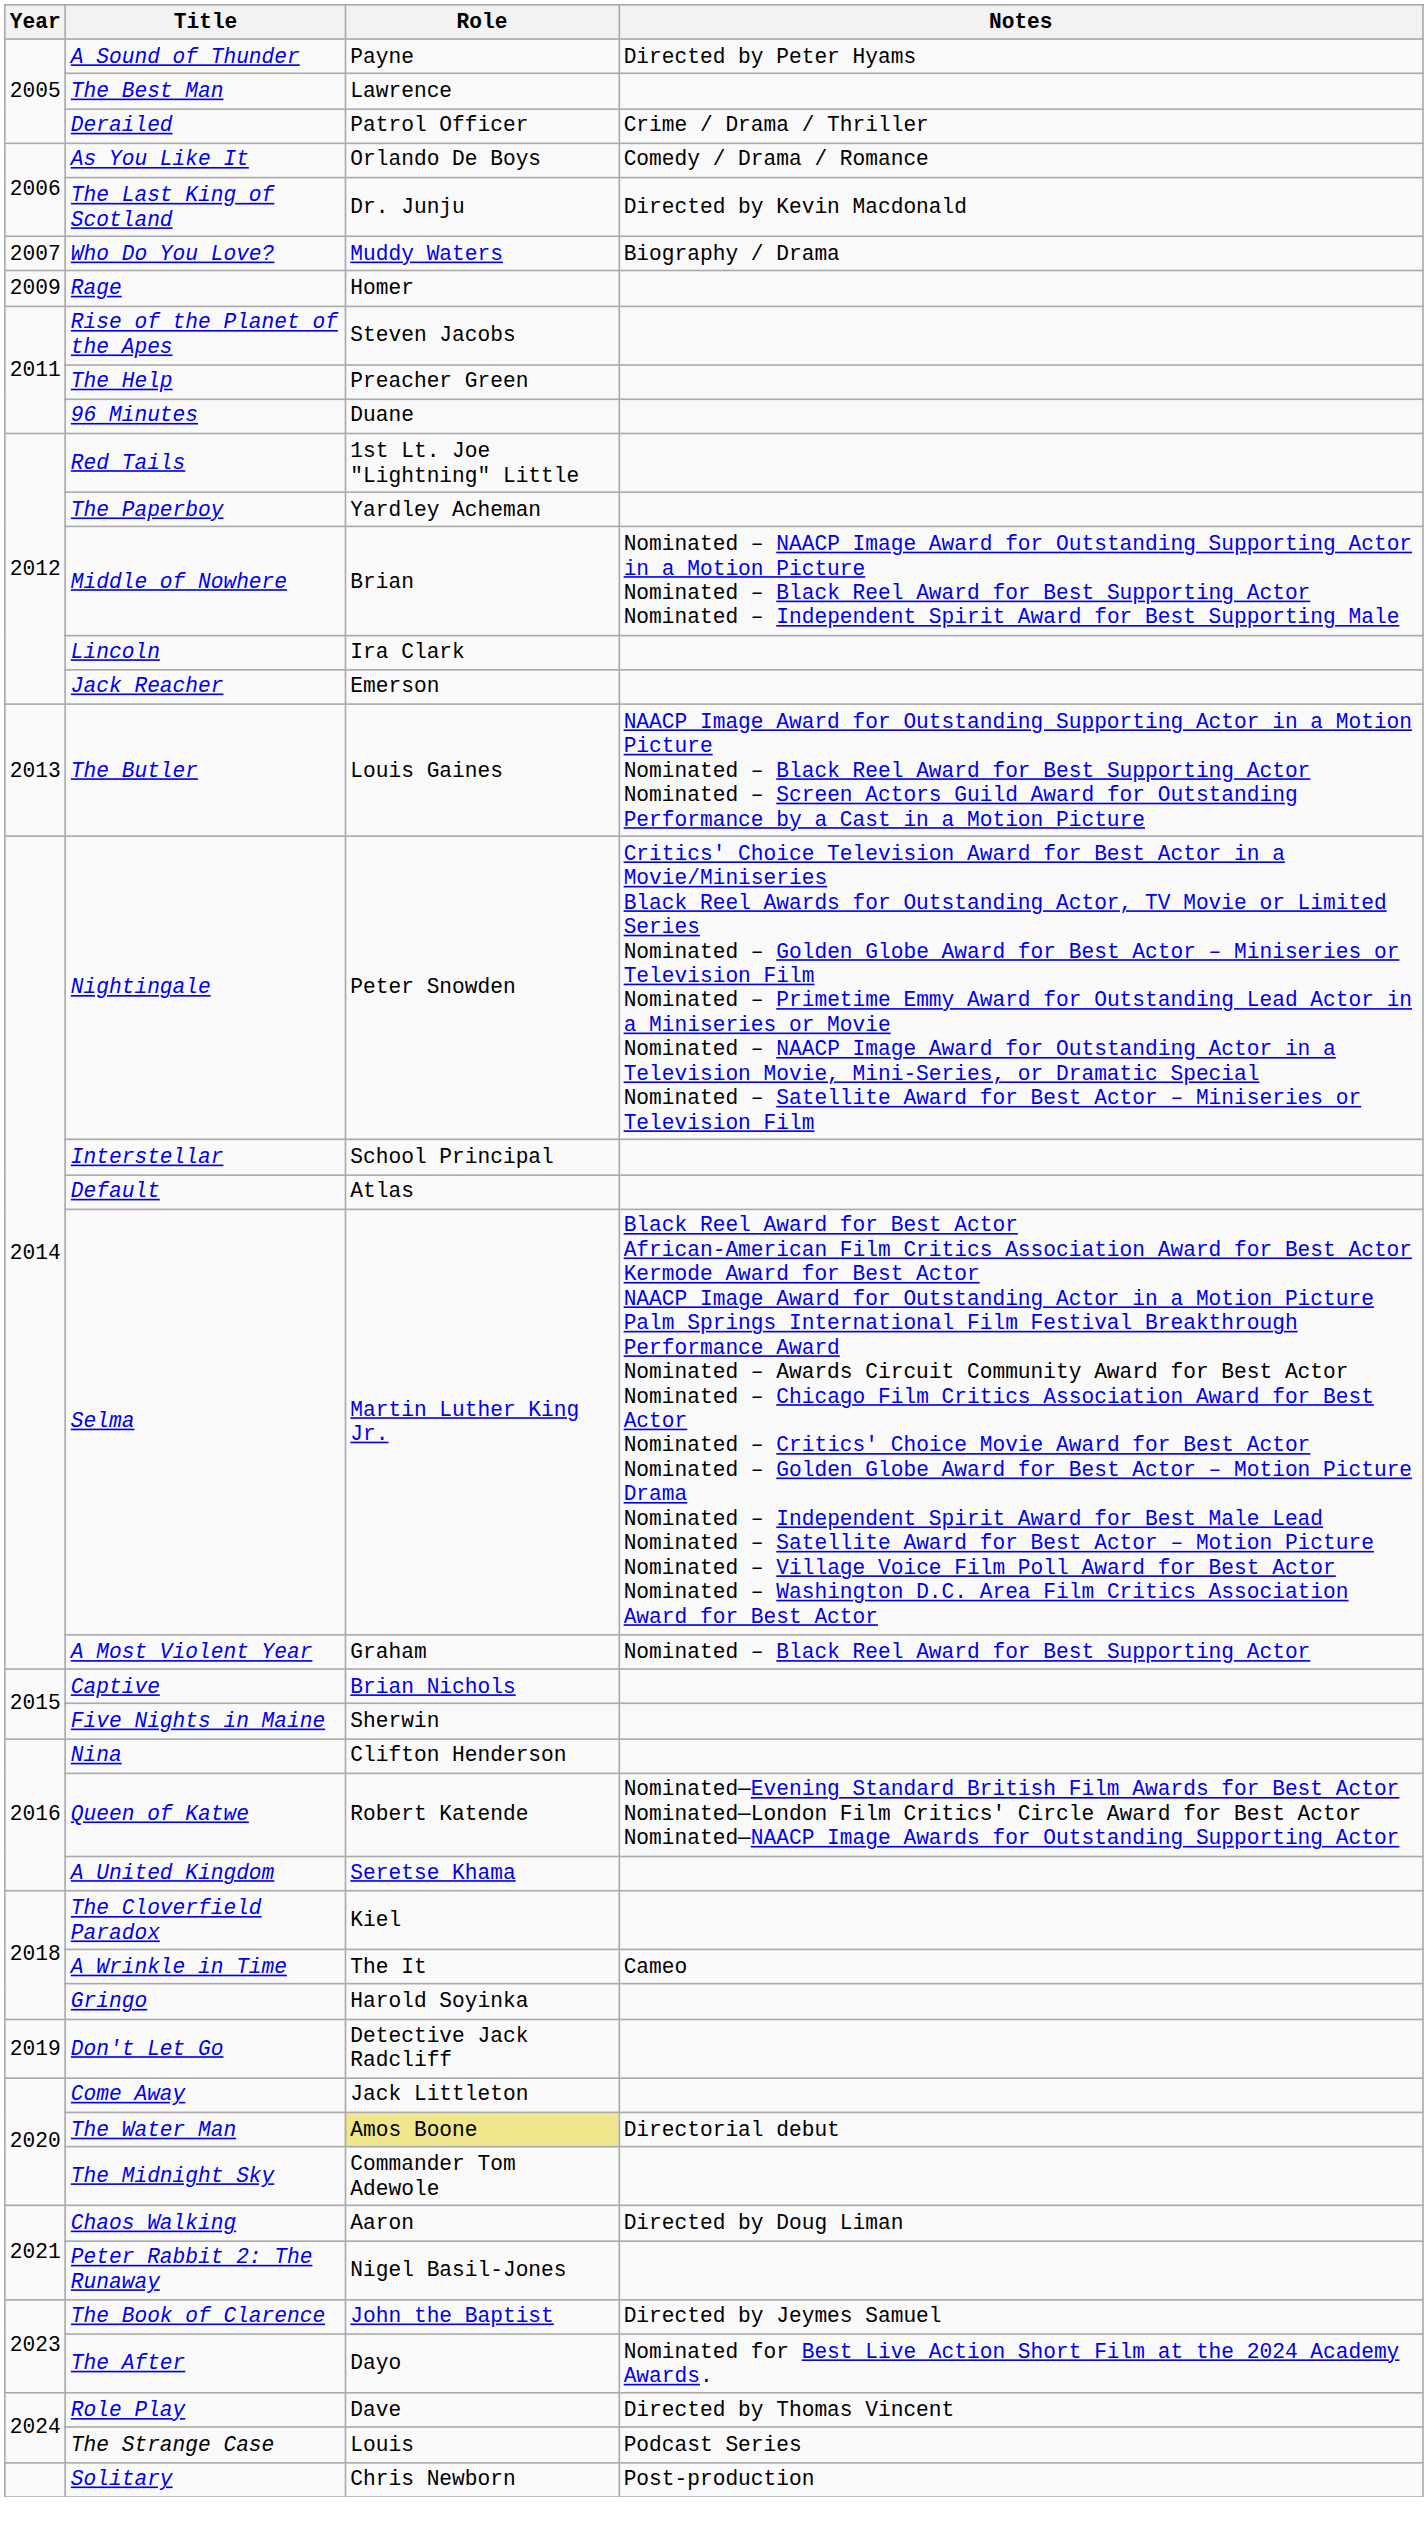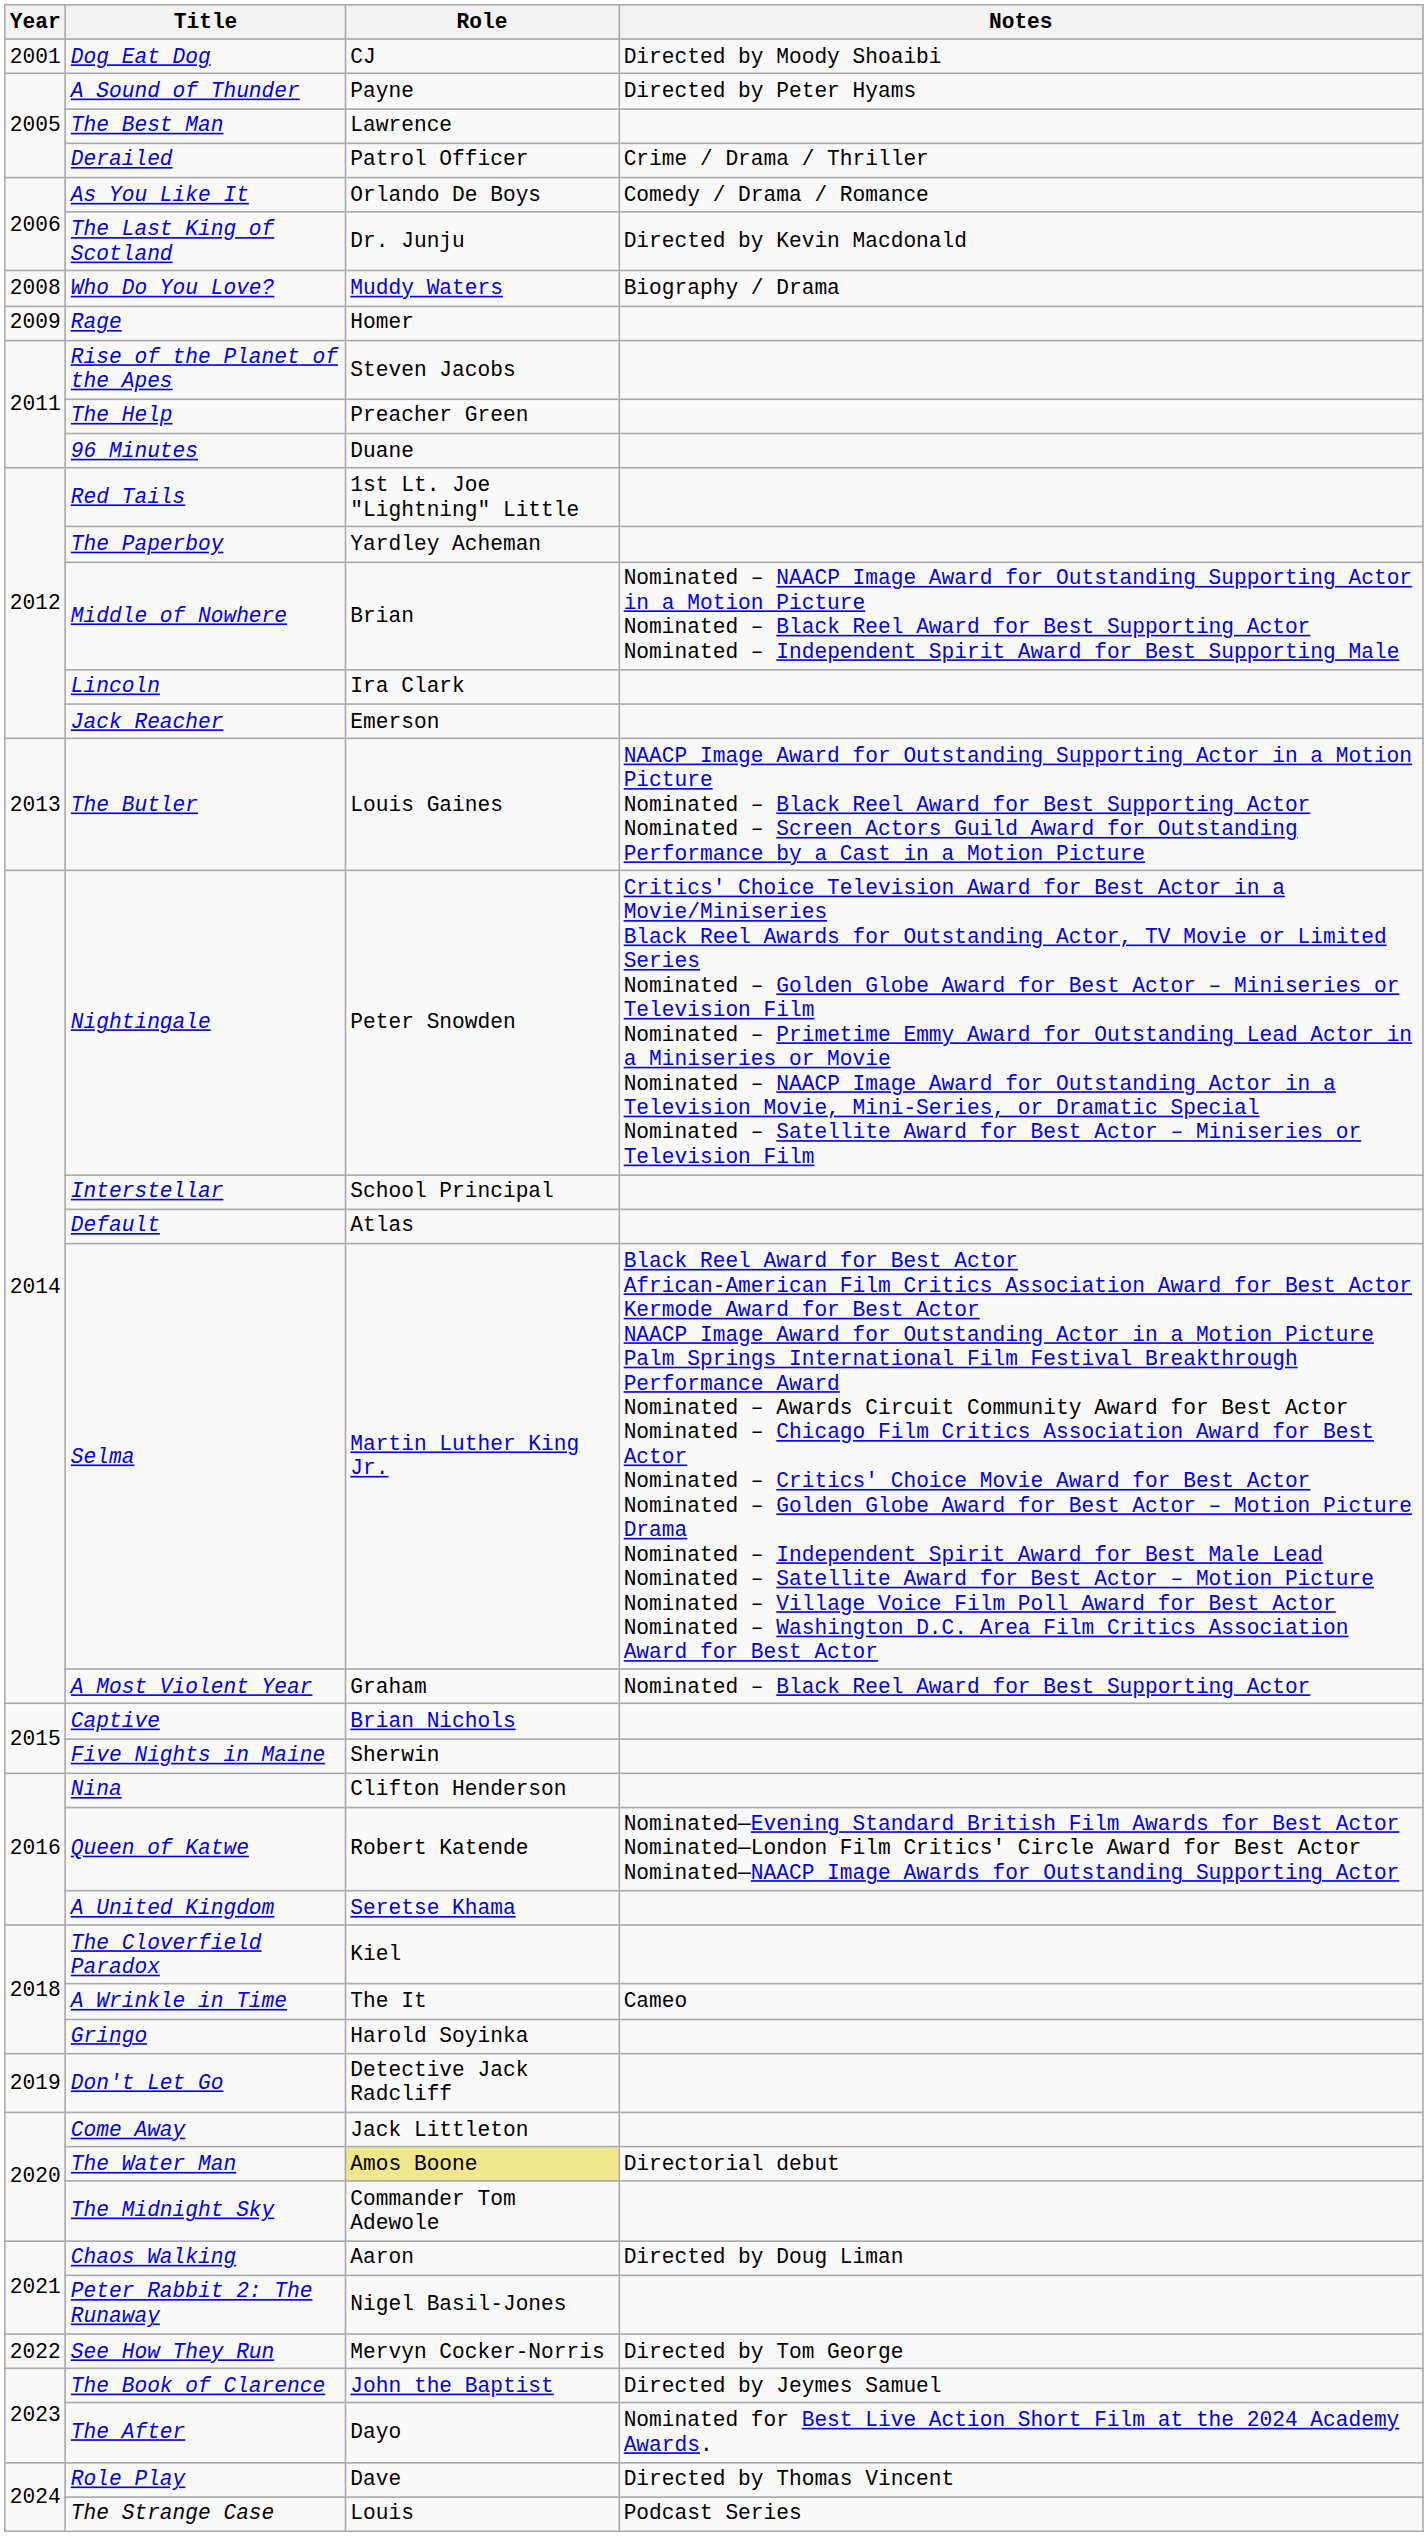+ row: (141, 57)
(35, 254) 2007 -> (35, 288) 2008
+ row: (173, 2351)
- row: (122, 2479)
